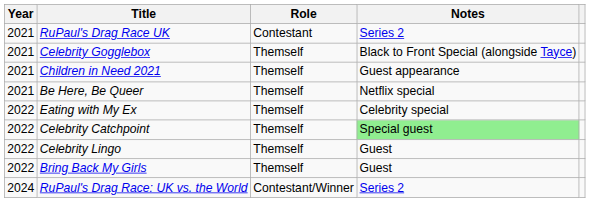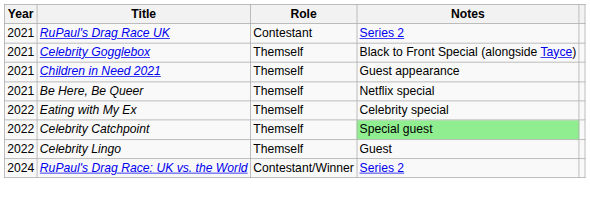- row: (93, 168)
